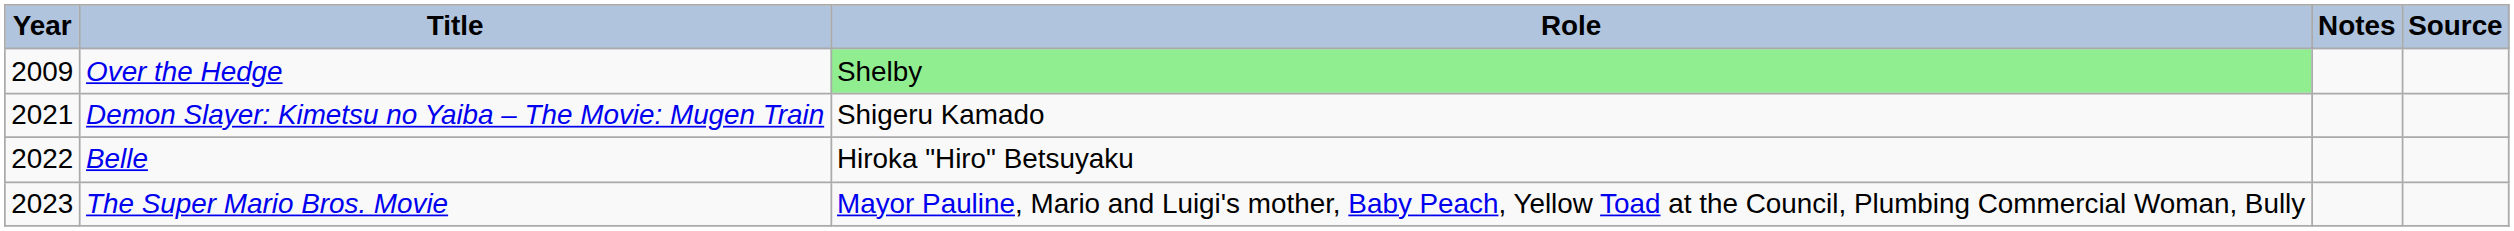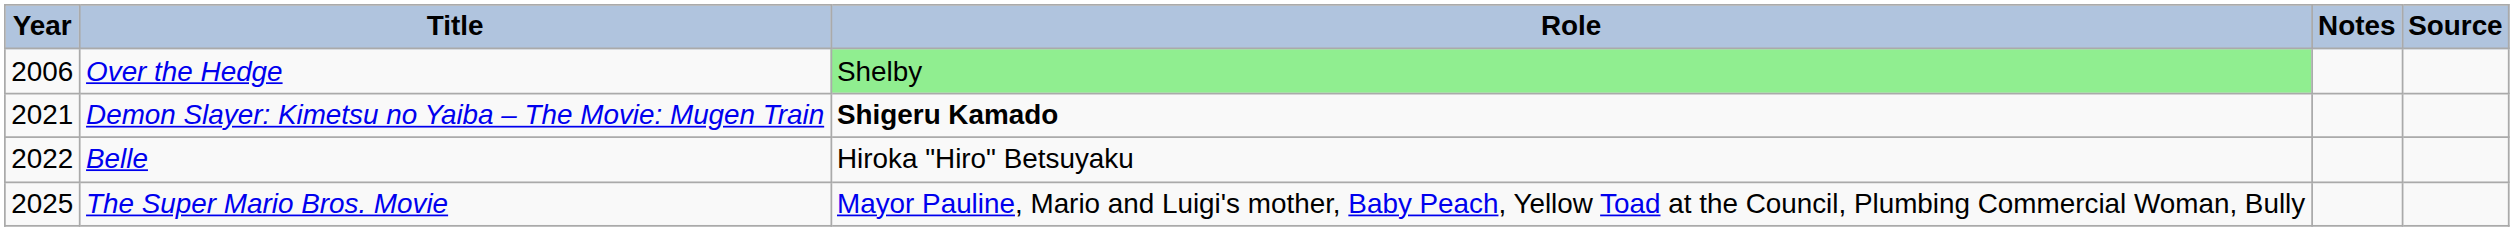(42, 70) 2009 -> (42, 70) 2006
(941, 114) normal -> (948, 114) bold
(42, 203) 2023 -> (42, 203) 2025
